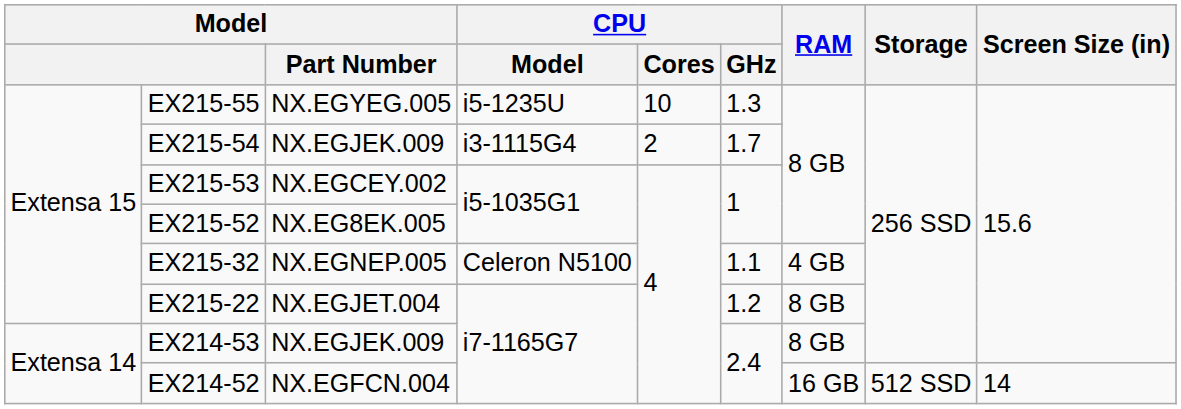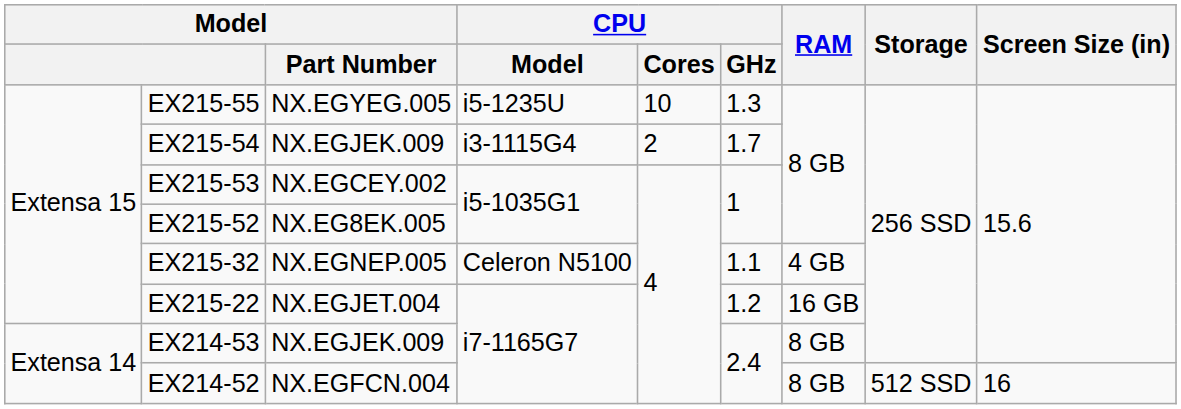(817, 303) 8 GB -> (824, 303) 16 GB
(824, 382) 16 GB -> (817, 382) 8 GB
(997, 382) 14 -> (997, 382) 16
